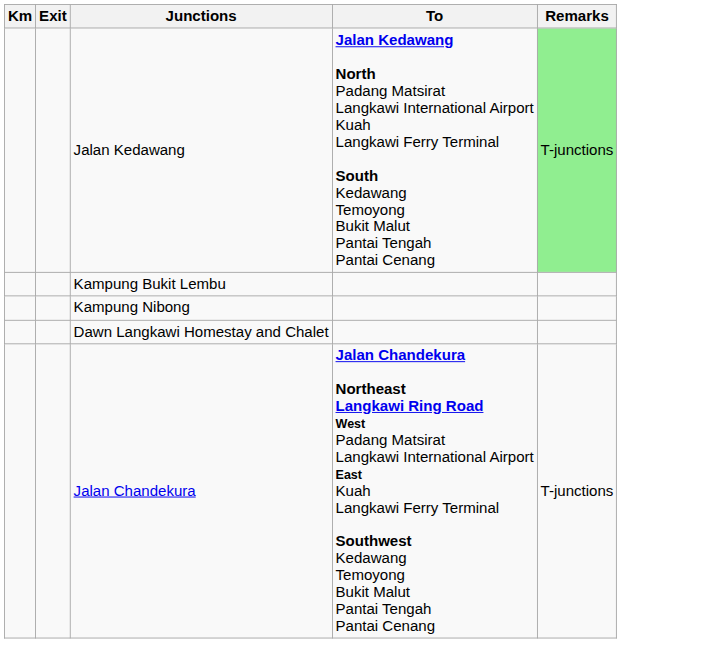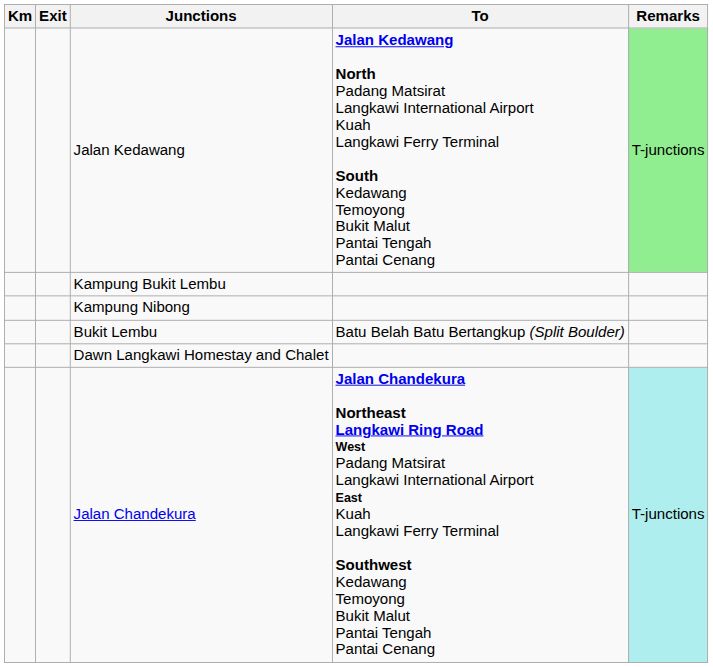+ row: (115, 331)
(577, 491) no background -> (668, 514) paleturquoise background
